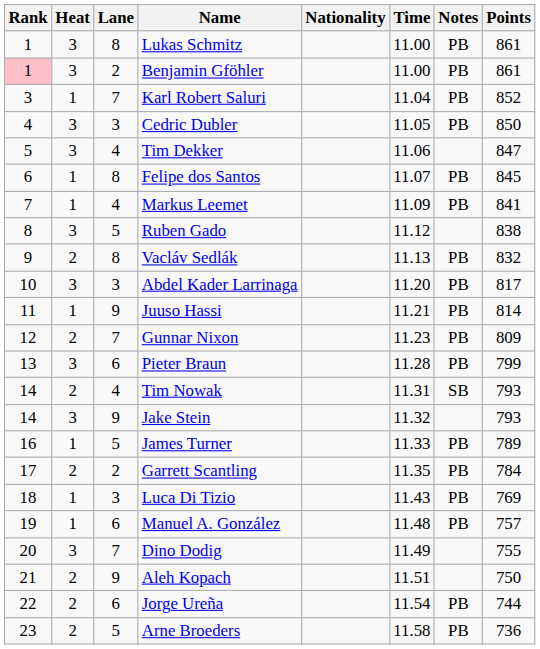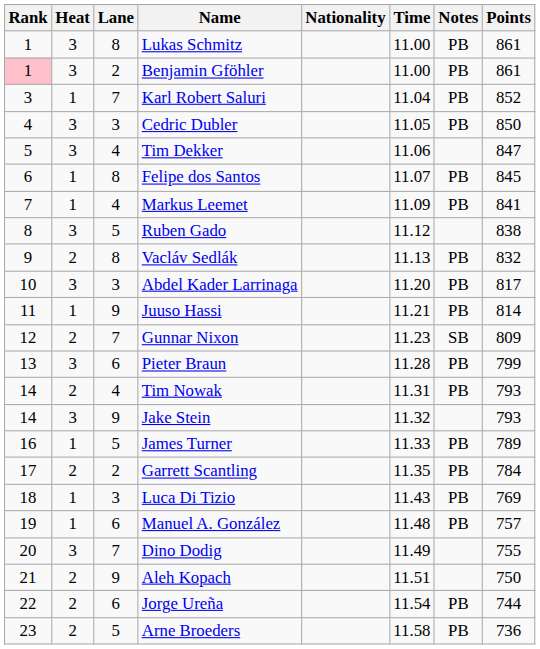(458, 337) PB -> (458, 337) SB
(458, 390) SB -> (458, 390) PB
